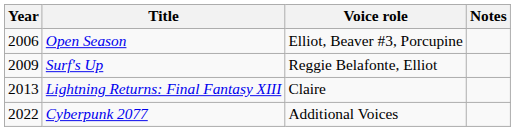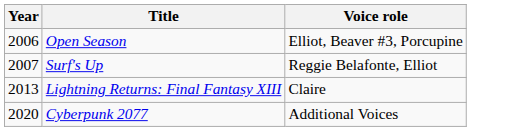- column: (488, 16)
(23, 65) 2009 -> (23, 65) 2007
(23, 114) 2022 -> (23, 114) 2020
